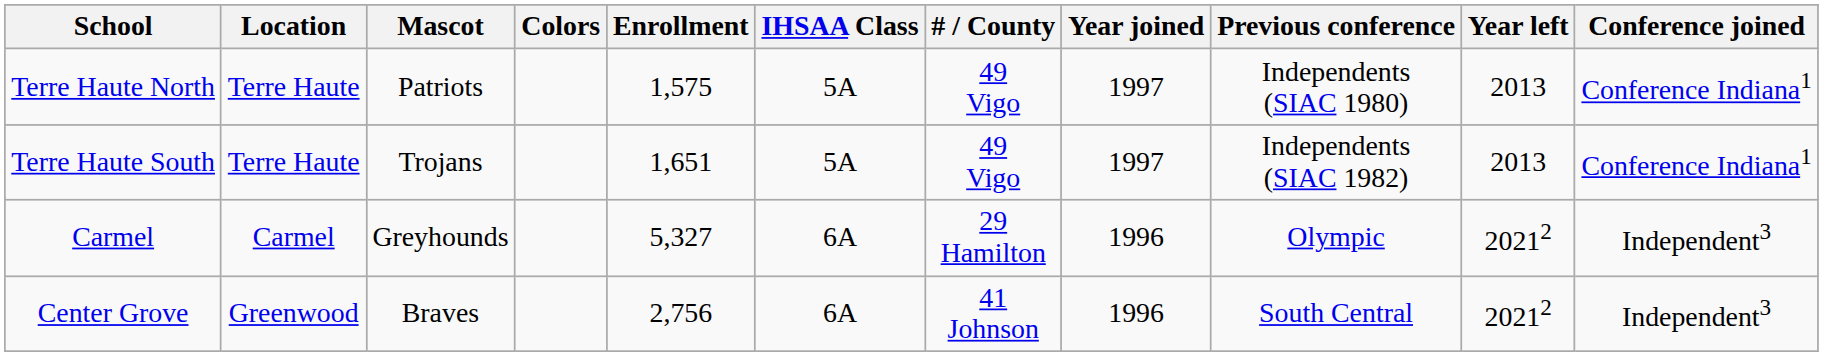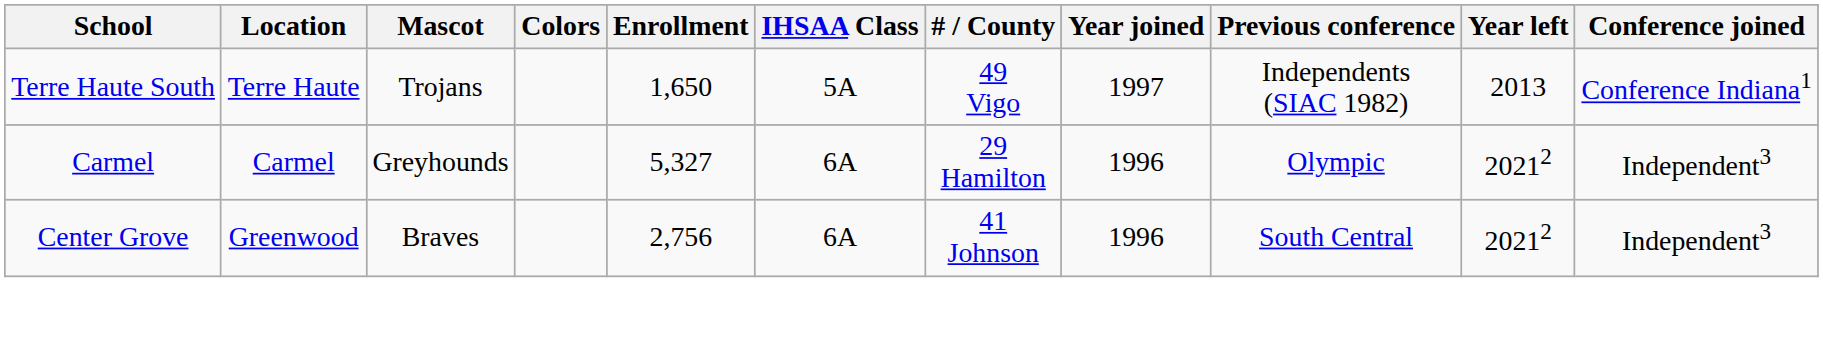- row: (113, 86)
(681, 161) 1,651 -> (681, 86) 1,650
